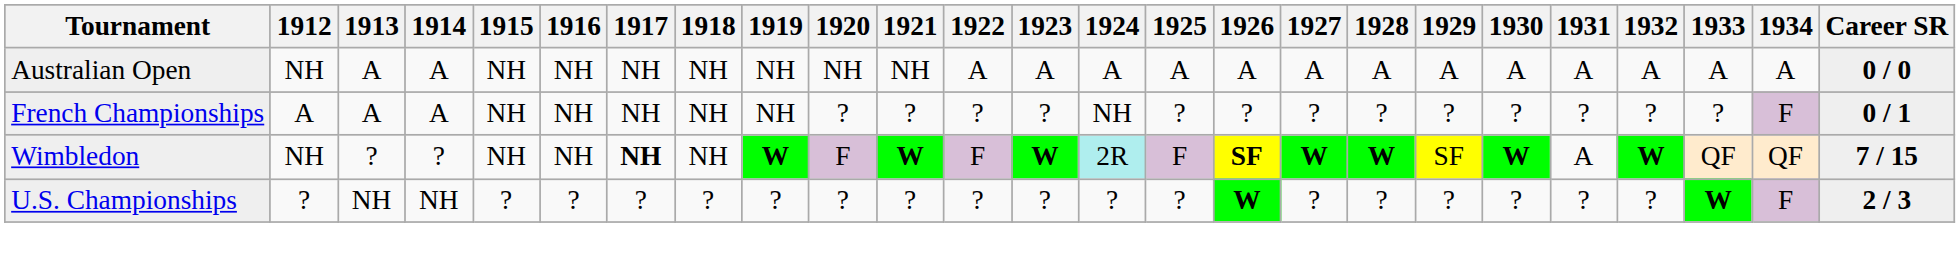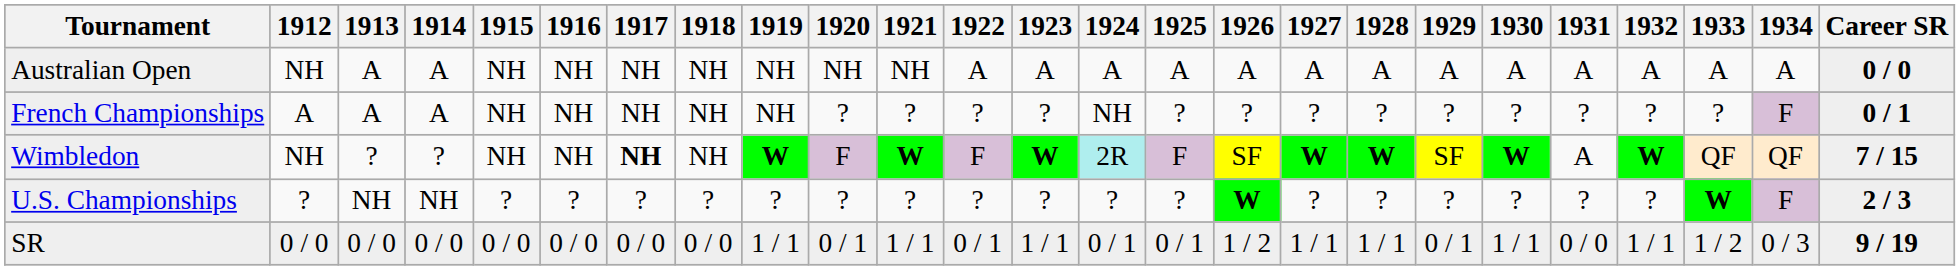(1247, 156) bold -> (1247, 156) normal
+ row: (28, 243)
